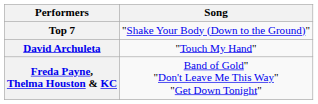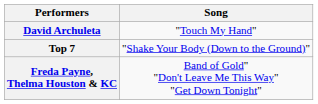rows swapped: (62, 30) <-> (62, 48)
